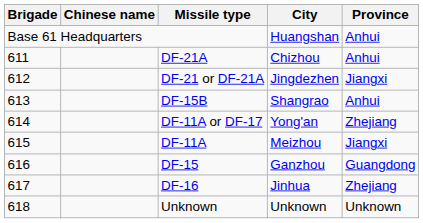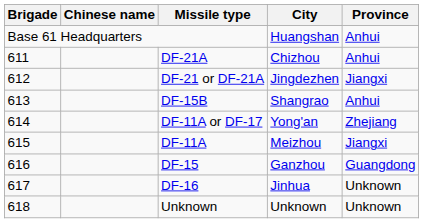(371, 185) Zhejiang -> (373, 185) Unknown
